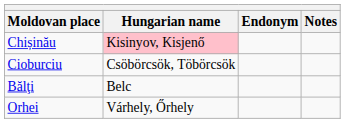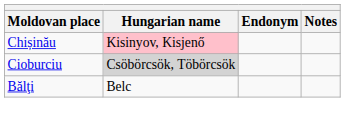(171, 64) no background -> (171, 64) lightgrey background
- row: (23, 107)
